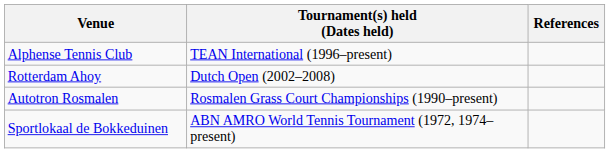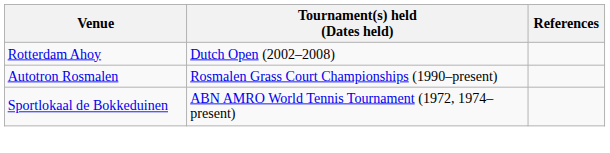- row: (70, 53)
